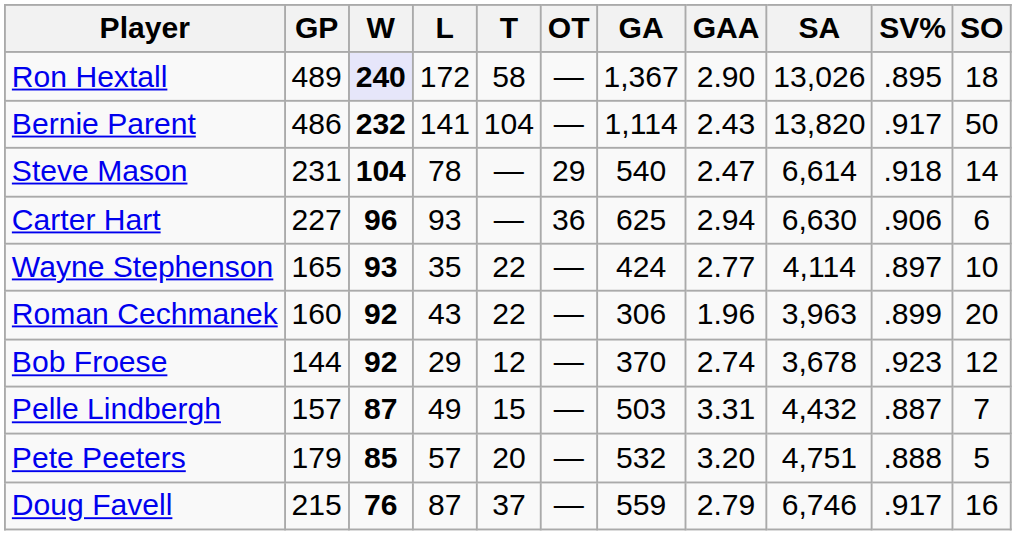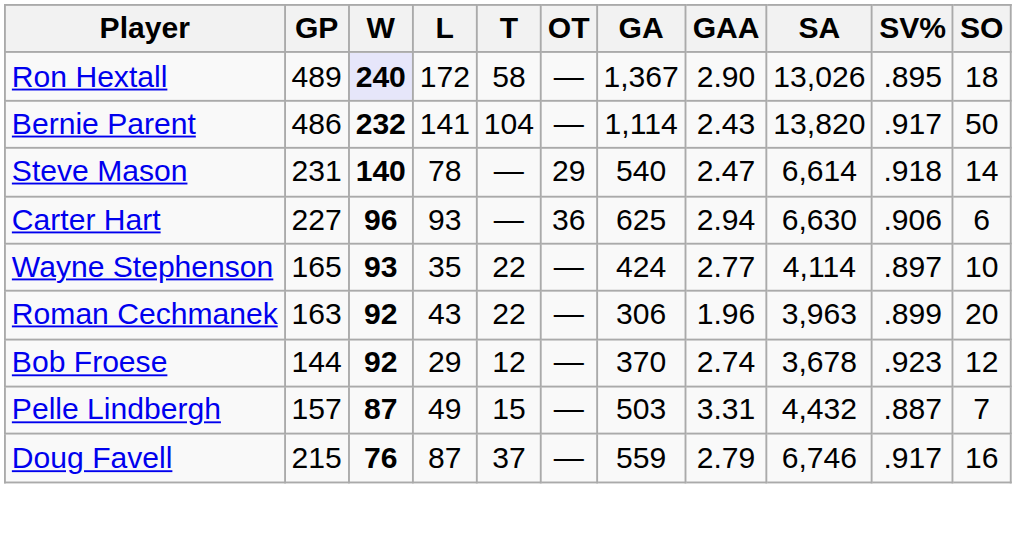(381, 171) 104 -> (381, 171) 140
(317, 314) 160 -> (317, 314) 163
- row: (99, 457)
